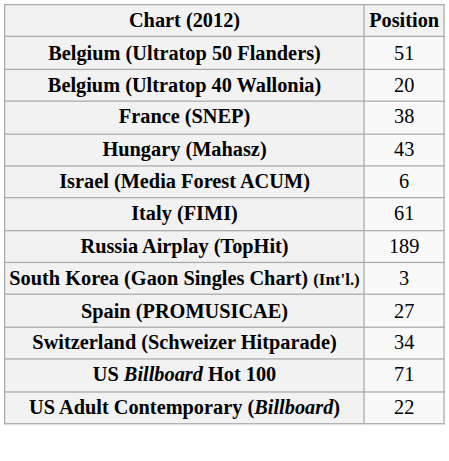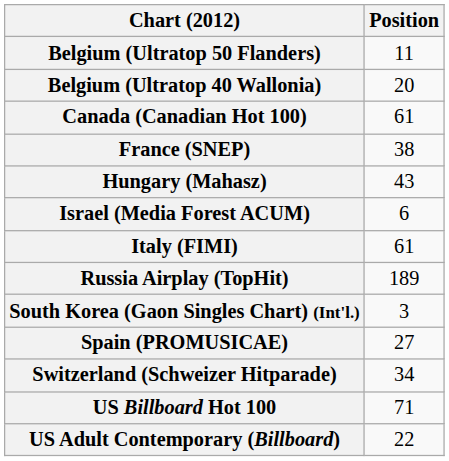(404, 52) 51 -> (404, 52) 11
+ row: (185, 117)
